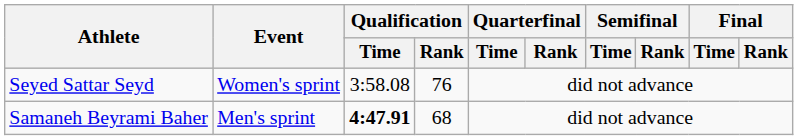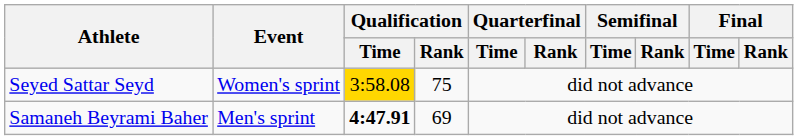(380, 85) no background -> (380, 85) gold background
(442, 85) 76 -> (442, 85) 75
(442, 117) 68 -> (442, 117) 69
